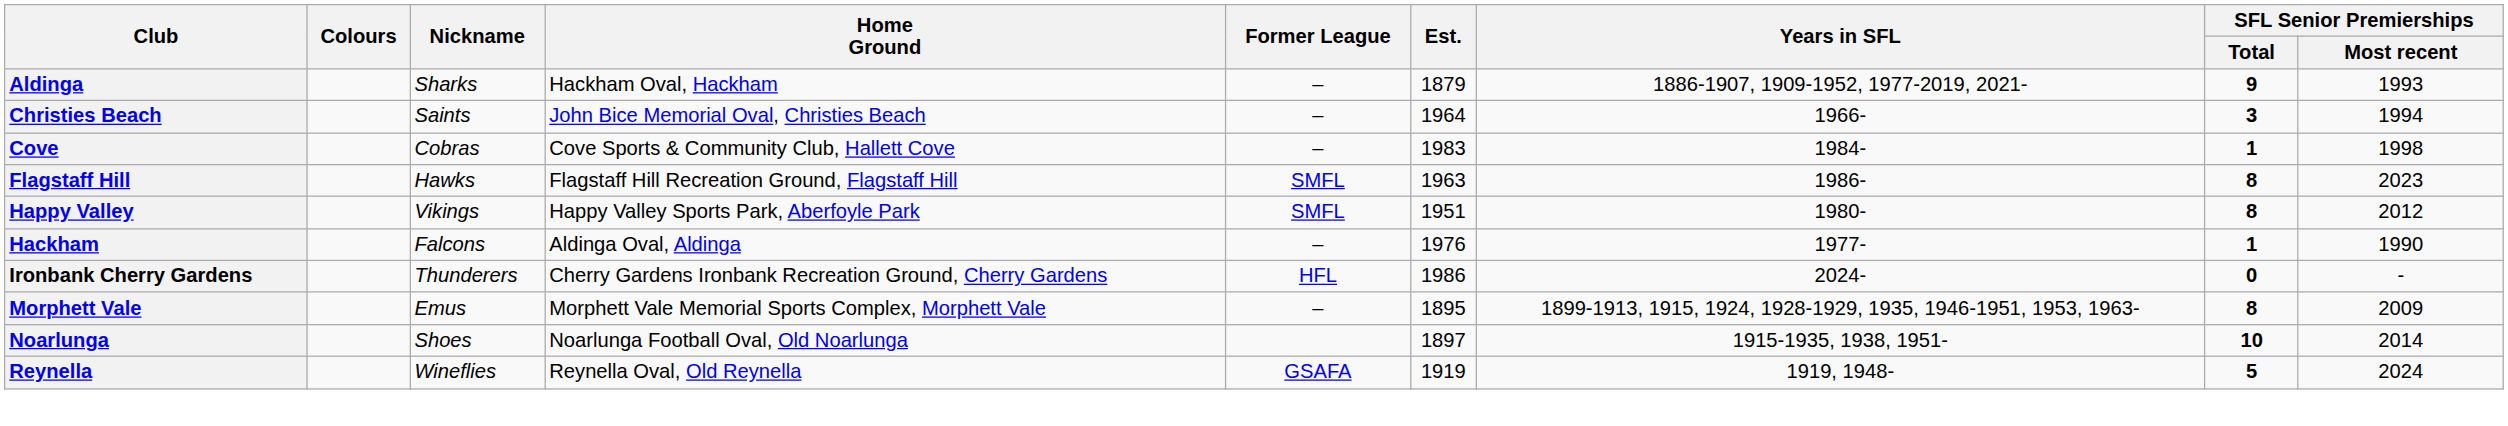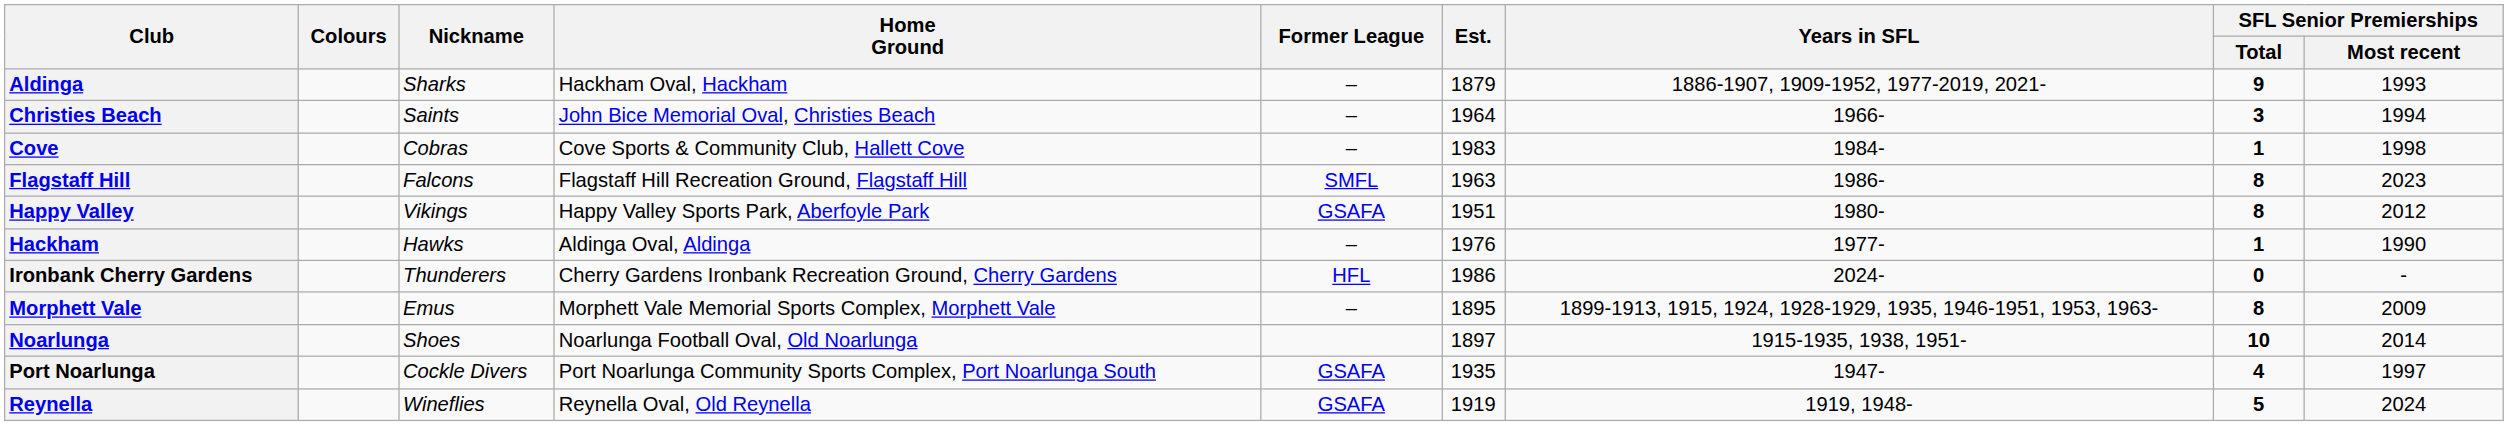(445, 180) Hawks -> (438, 180) Falcons
(1318, 212) SMFL -> (1351, 212) GSAFA
(450, 244) Falcons -> (433, 244) Hawks
+ row: (82, 372)
